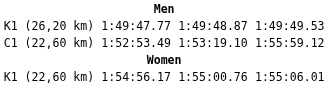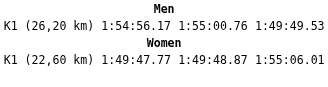(136, 26) 1:49:47.77 -> (136, 26) 1:54:56.17
(213, 26) 1:49:48.87 -> (213, 26) 1:55:00.76
- row: (49, 43)
(136, 77) 1:54:56.17 -> (136, 60) 1:49:47.77
(213, 77) 1:55:00.76 -> (213, 60) 1:49:48.87
